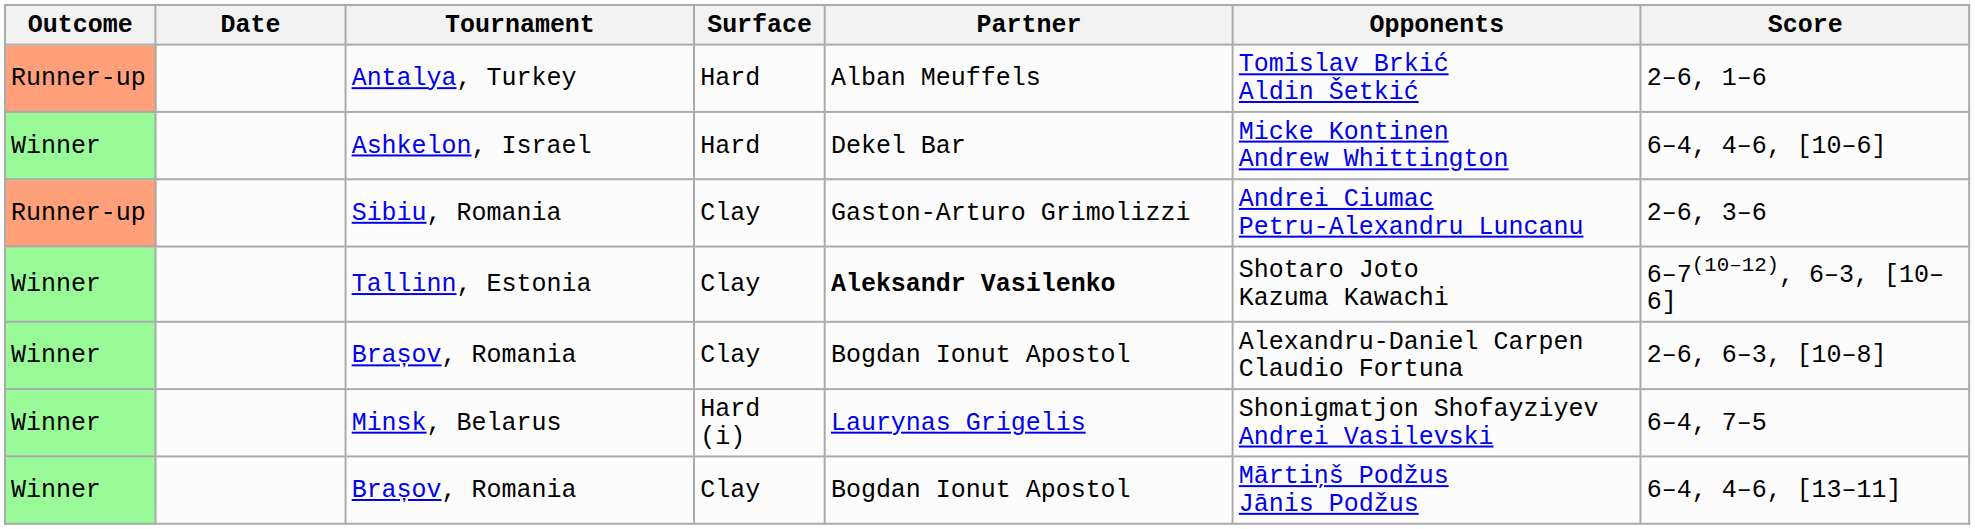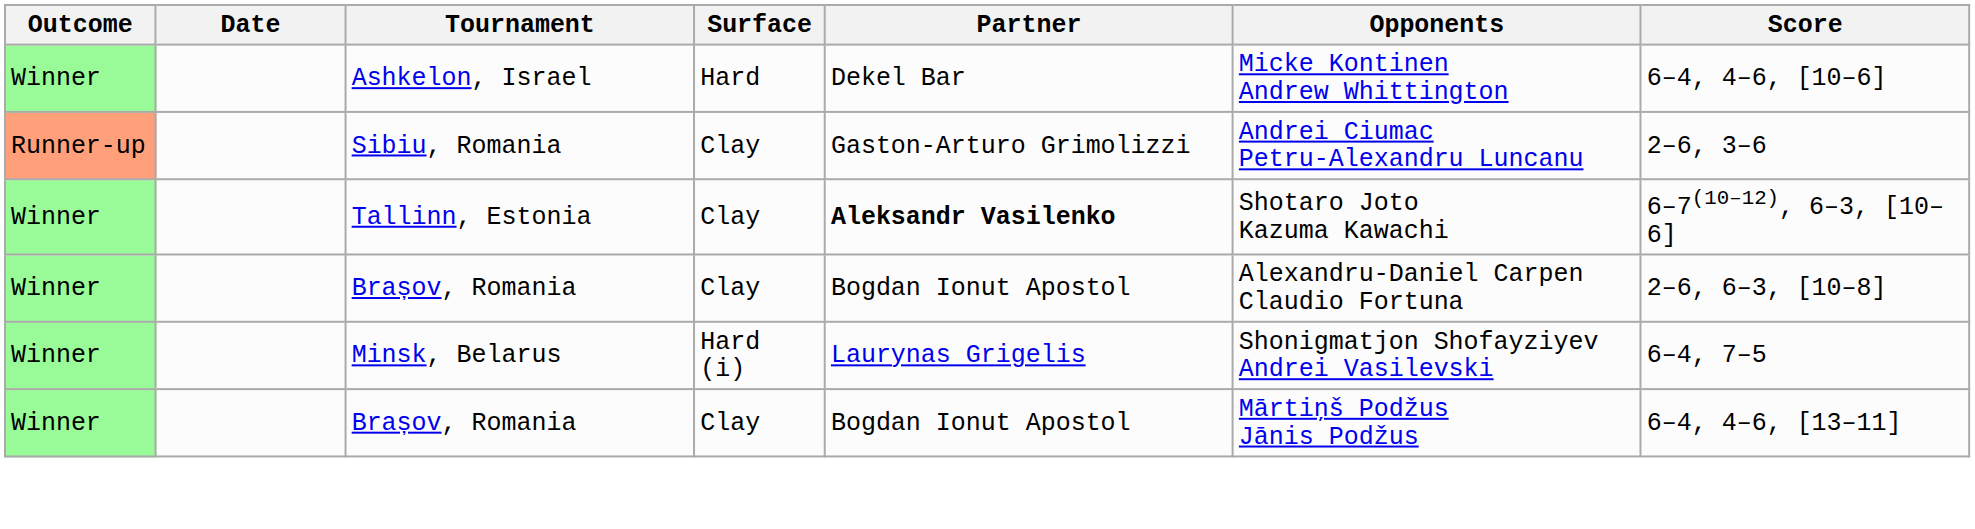- row: (464, 78)
